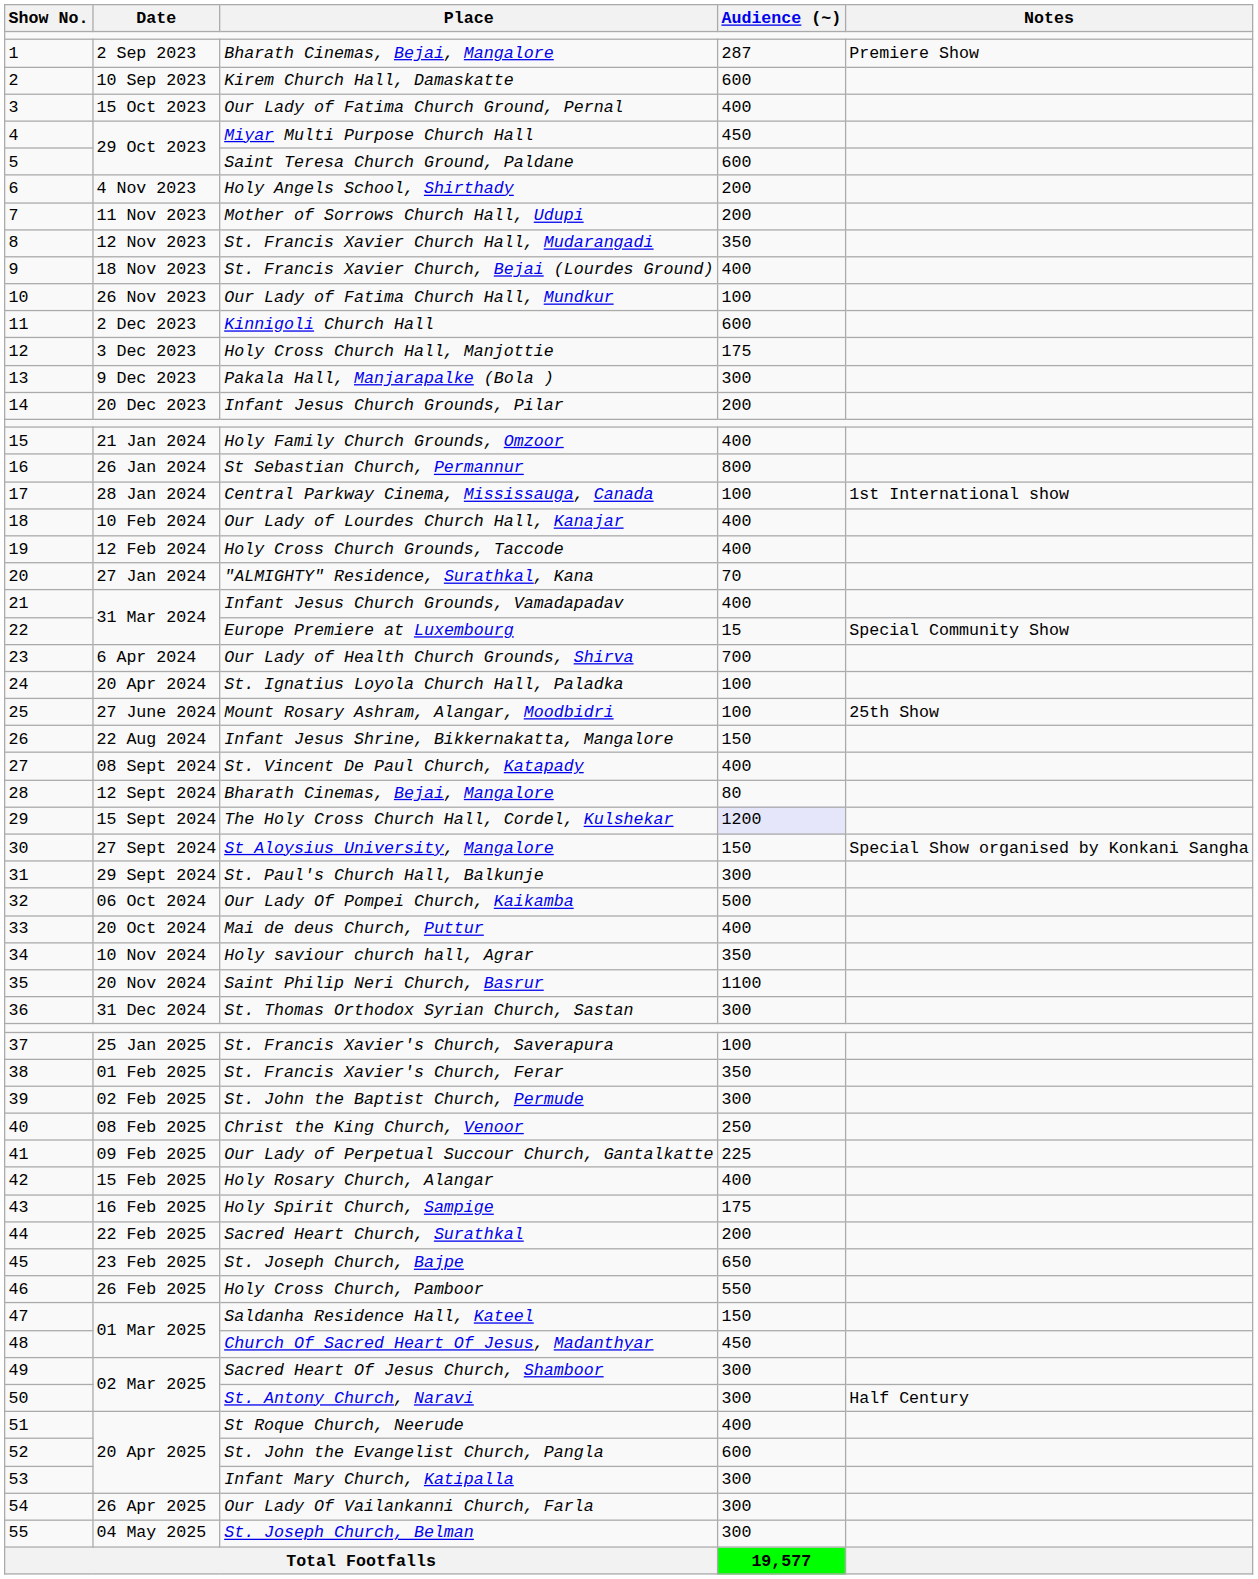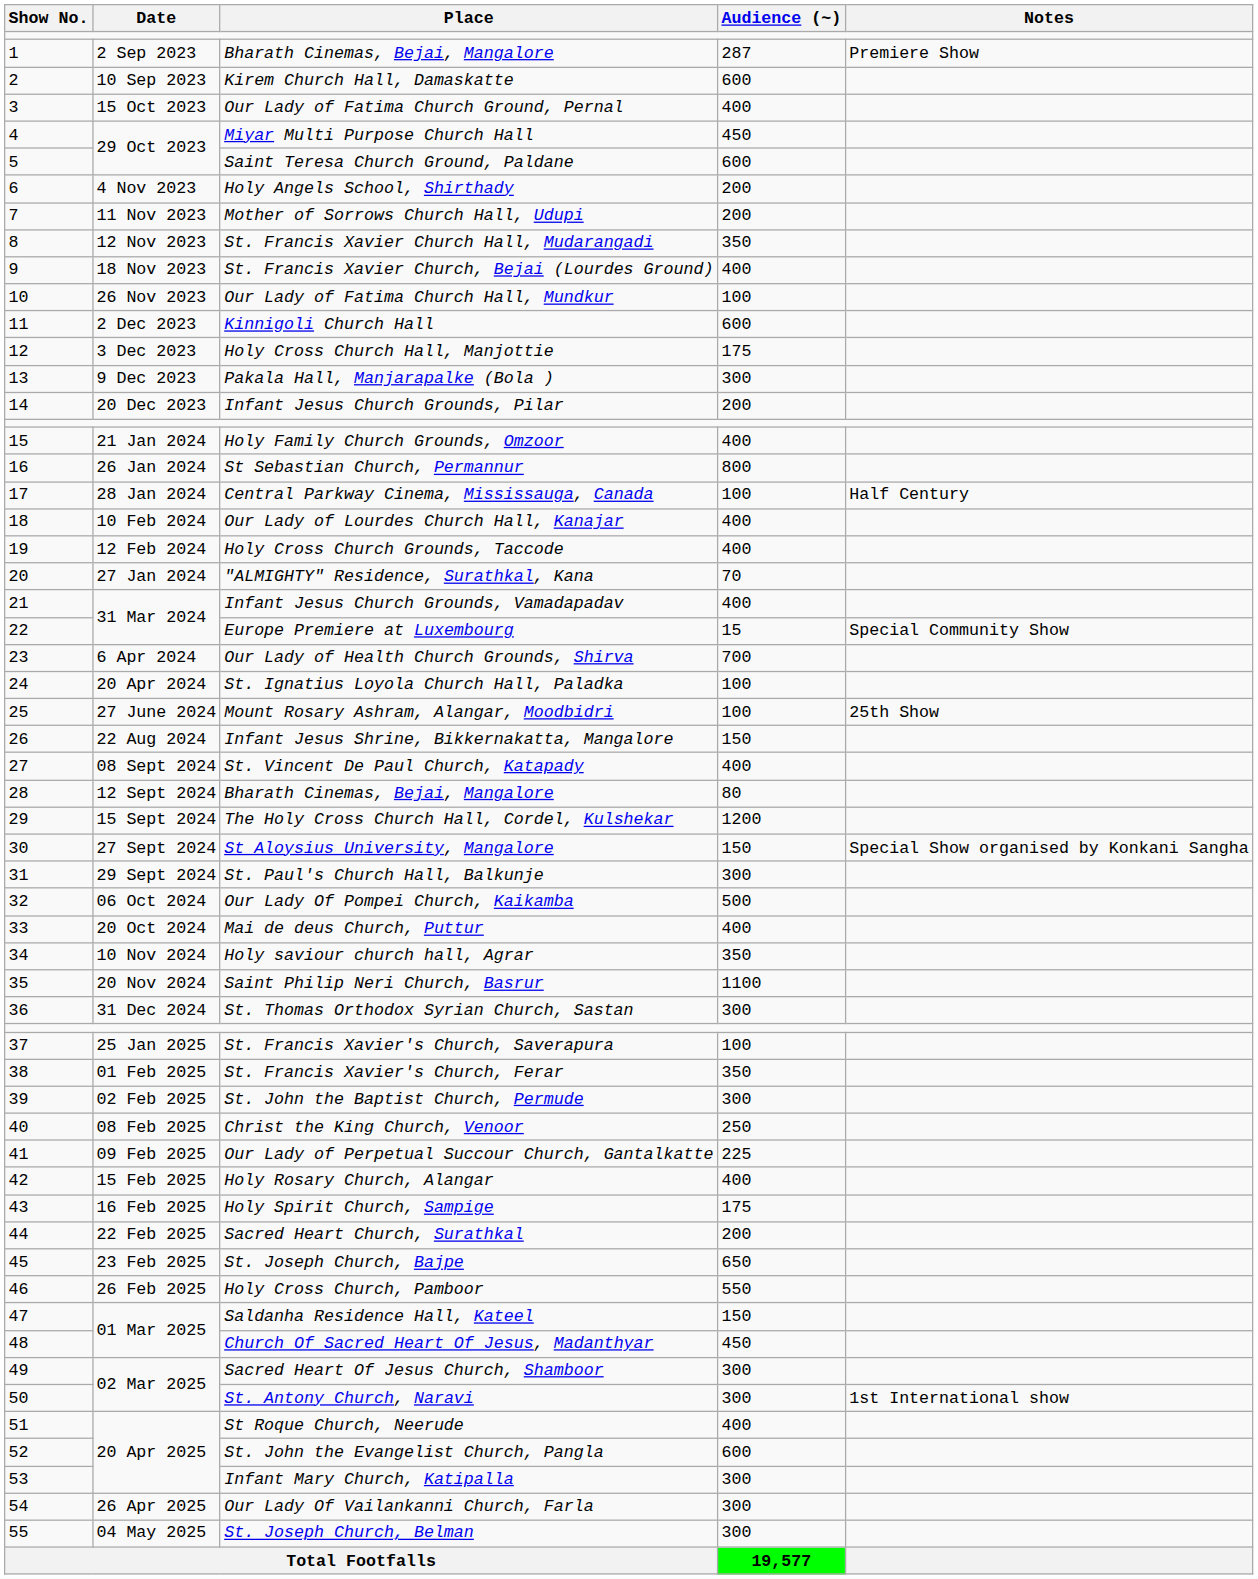(959, 495) 1st International show -> (909, 495) Half Century
(741, 821) lavender background -> (741, 821) no background
(909, 1398) Half Century -> (959, 1398) 1st International show
